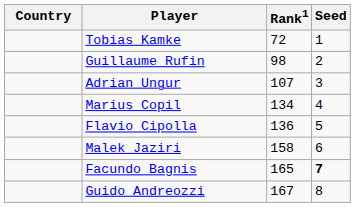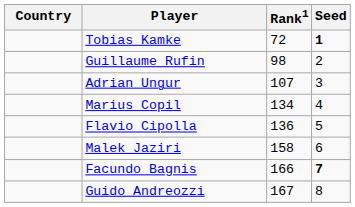(319, 40) normal -> (319, 40) bold
(282, 170) 165 -> (282, 170) 166
